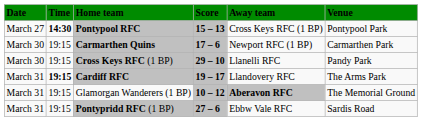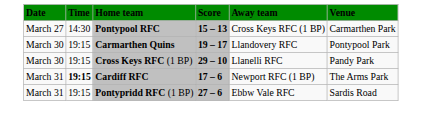(60, 28) bold -> (79, 28) normal
(357, 28) Pontypool Park -> (363, 28) Carmarthen Park
(208, 44) 17 – 6 -> (212, 44) 19 – 17
(271, 44) Newport RFC (1 BP) -> (264, 44) Llandovery RFC
(360, 44) Carmarthen Park -> (360, 44) Pontypool Park
(210, 76) 19 – 17 -> (210, 76) 17 – 6
(262, 76) Llandovery RFC -> (273, 76) Newport RFC (1 BP)
- row: (133, 92)
